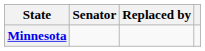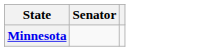- column: (157, 14)
